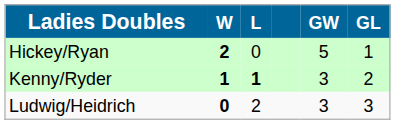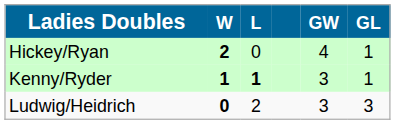(324, 51) 5 -> (324, 51) 4
(368, 78) 2 -> (368, 78) 1
